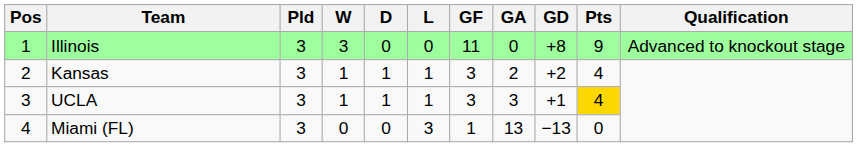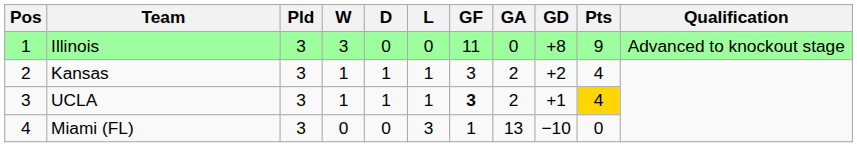(471, 100) normal -> (471, 100) bold
(514, 100) 3 -> (514, 100) 2
(556, 127) −13 -> (556, 127) −10
